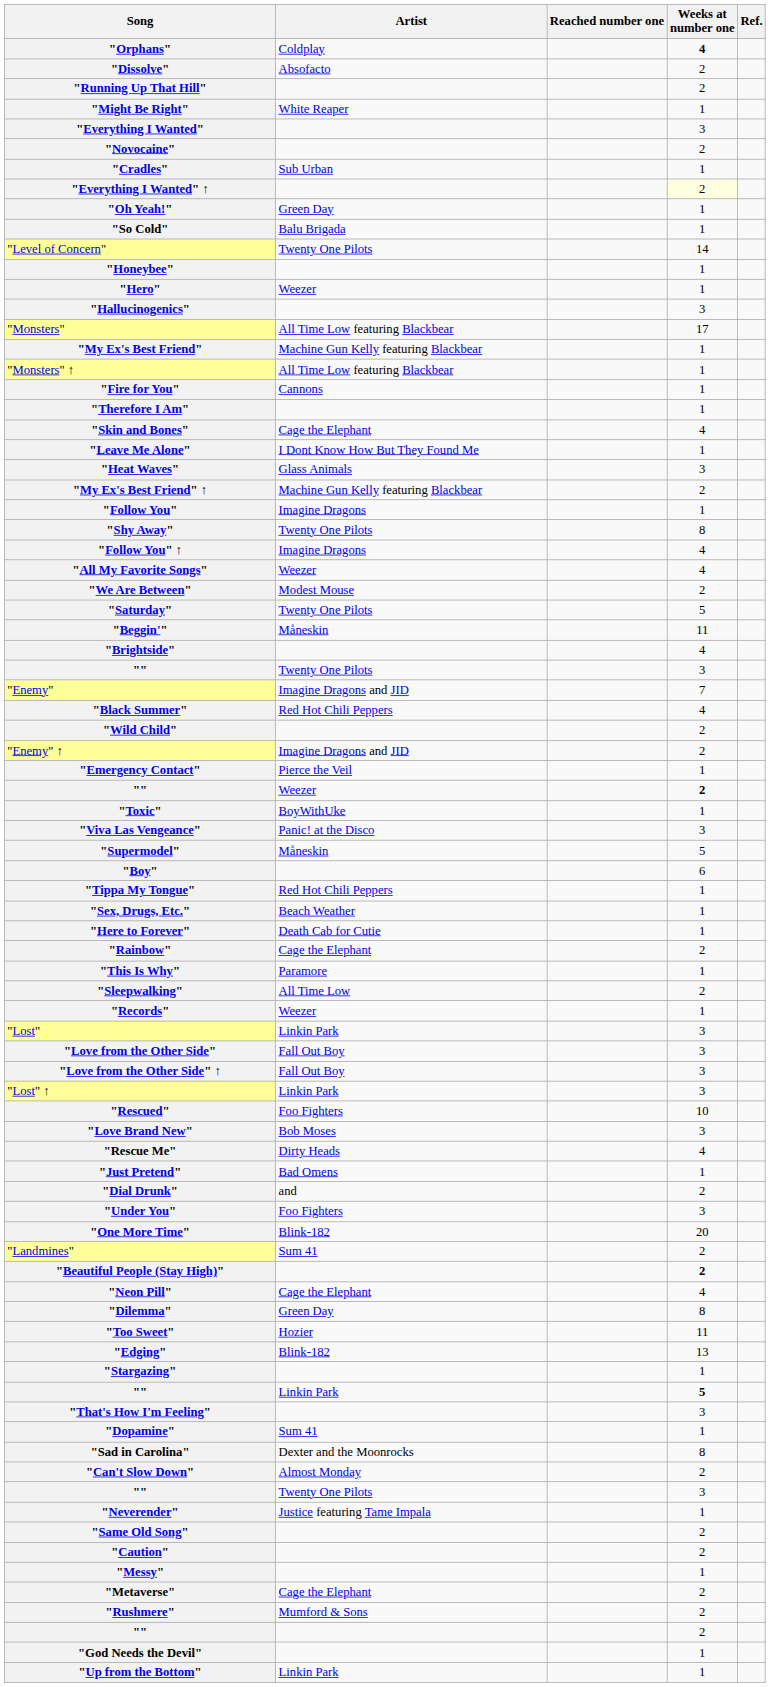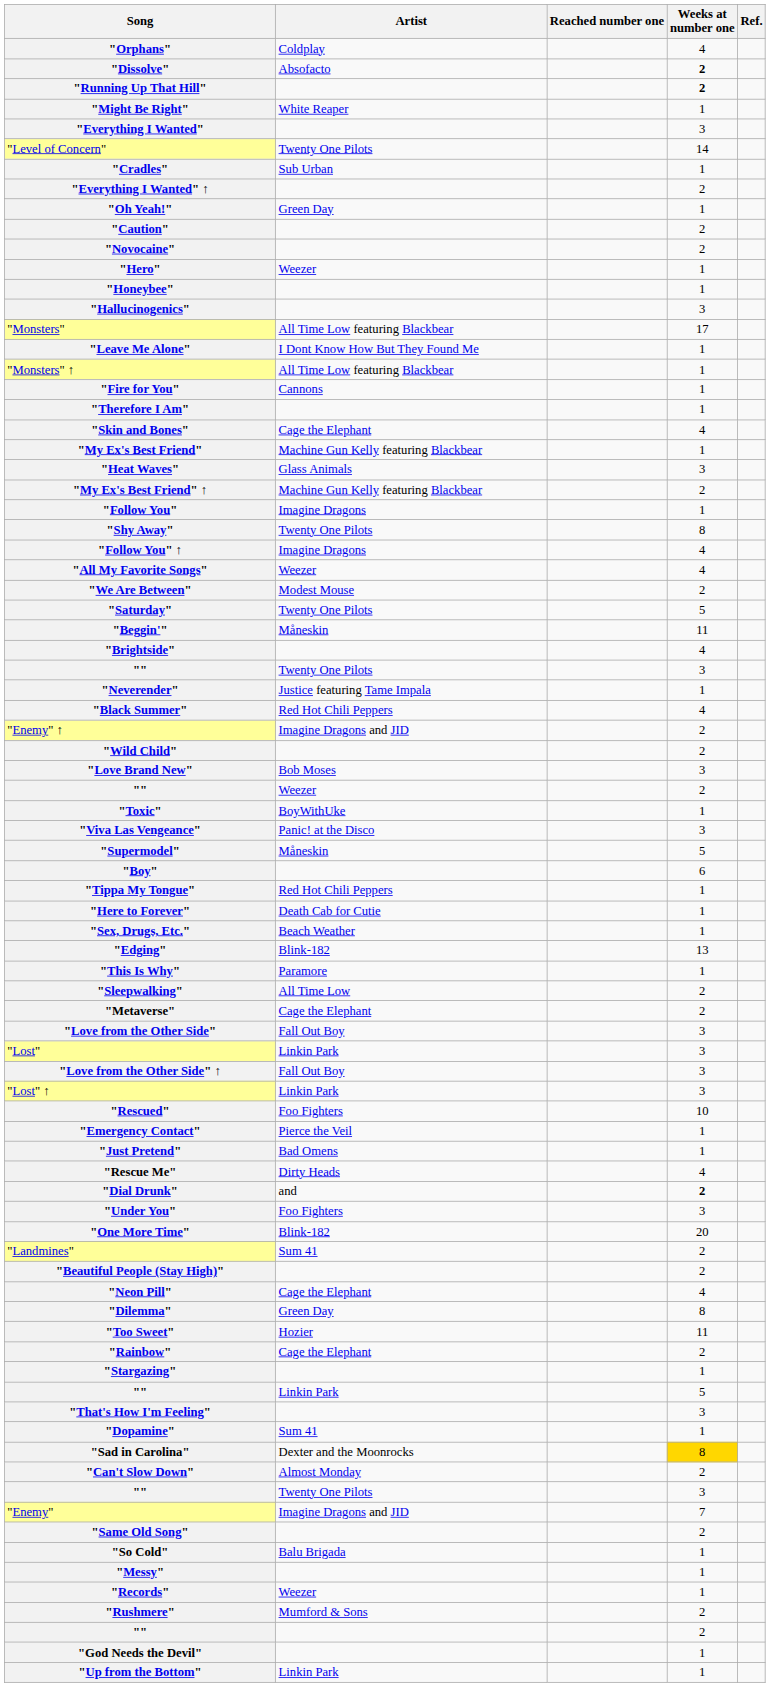(702, 48) bold -> (702, 48) normal
(702, 68) normal -> (702, 68) bold
(702, 88) normal -> (702, 88) bold
rows swapped: (140, 149) <-> (57, 249)
(702, 189) lightyellow background -> (702, 189) no background
rows swapped: (140, 1552) <-> (140, 229)
rows swapped: (140, 269) <-> (140, 289)
rows swapped: (140, 449) <-> (140, 349)
rows swapped: (30, 690) <-> (140, 1512)
rows swapped: (35, 750) <-> (140, 730)
rows swapped: (140, 1131) <-> (140, 770)
(702, 790) bold -> (702, 790) normal
rows swapped: (140, 930) <-> (140, 910)
rows swapped: (140, 1351) <-> (140, 950)
rows swapped: (140, 1011) <-> (140, 1592)
rows swapped: (140, 1051) <-> (24, 1031)
rows swapped: (140, 1151) <-> (140, 1171)
(702, 1191) normal -> (702, 1191) bold
(702, 1271) bold -> (702, 1271) normal
(702, 1391) bold -> (702, 1391) normal
(702, 1452) no background -> (702, 1452) gold background
